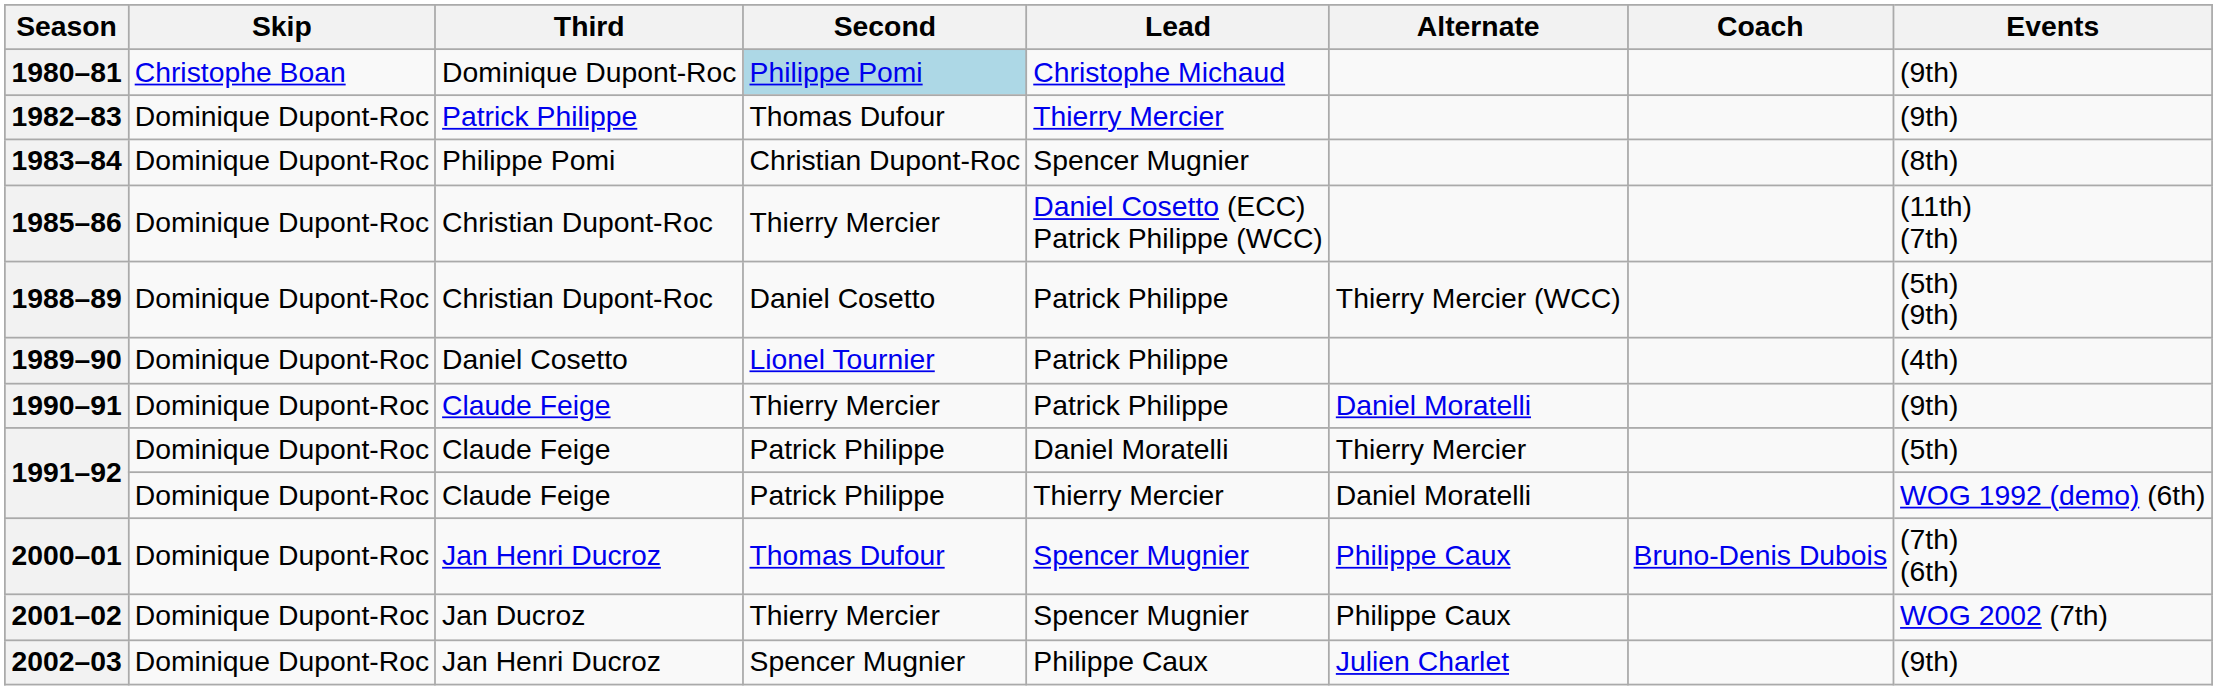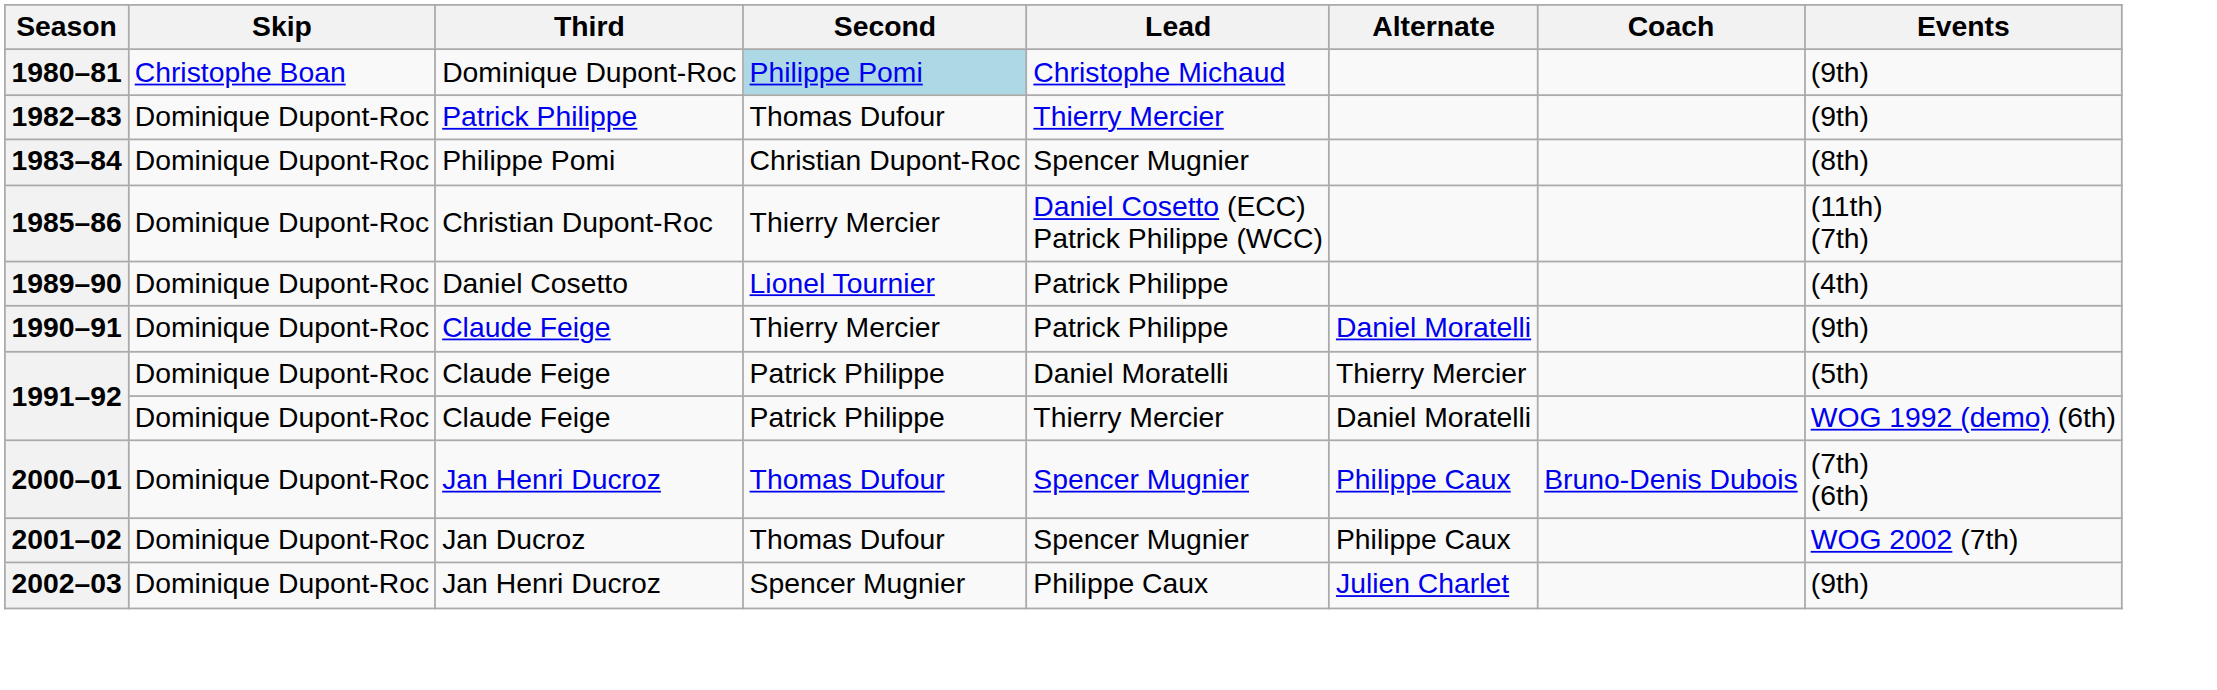- row: (67, 299)
(845, 616) Thierry Mercier -> (847, 539) Thomas Dufour
